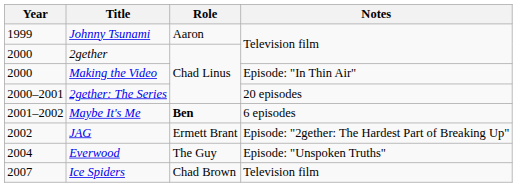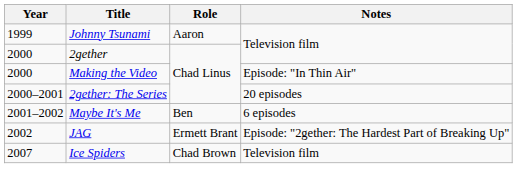(183, 113) bold -> (183, 113) normal
- row: (94, 152)
